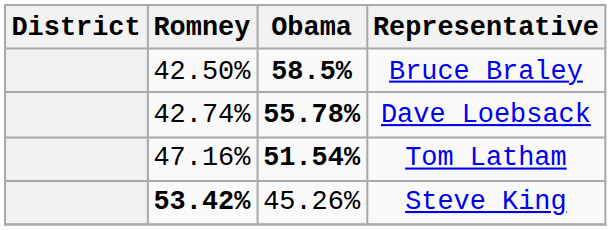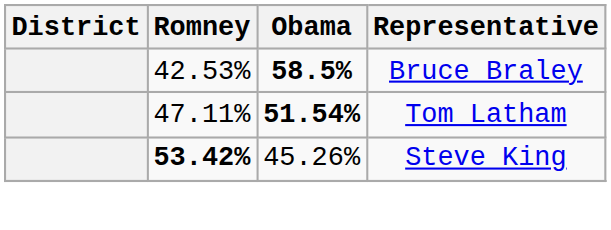(202, 71) 42.50% -> (202, 71) 42.53%
- row: (486, 115)
(202, 159) 47.16% -> (202, 115) 47.11%
